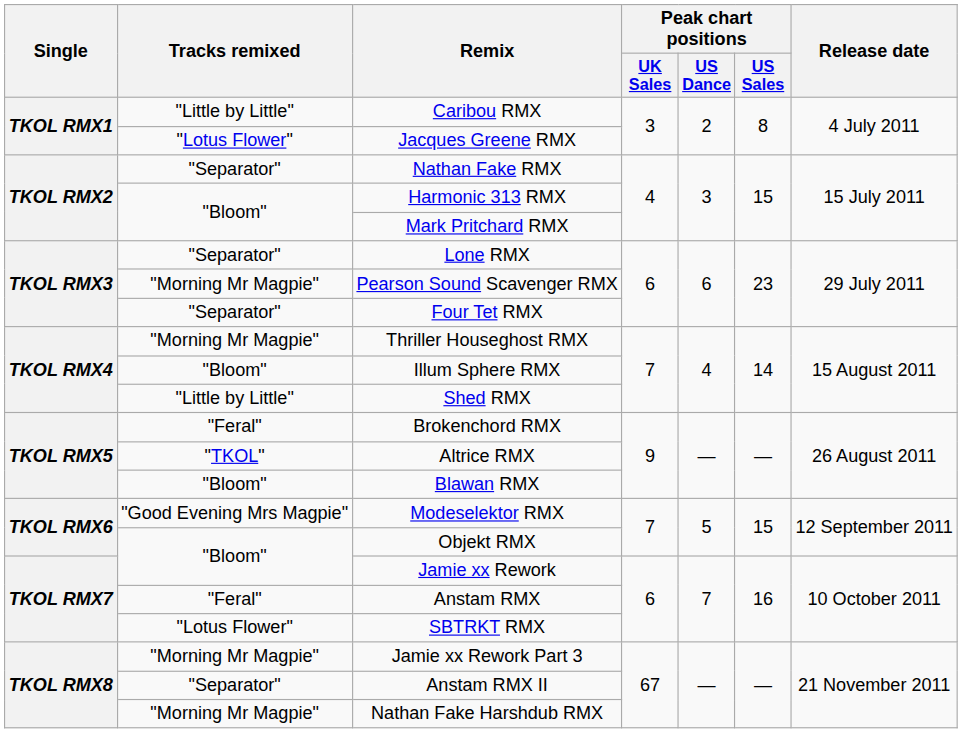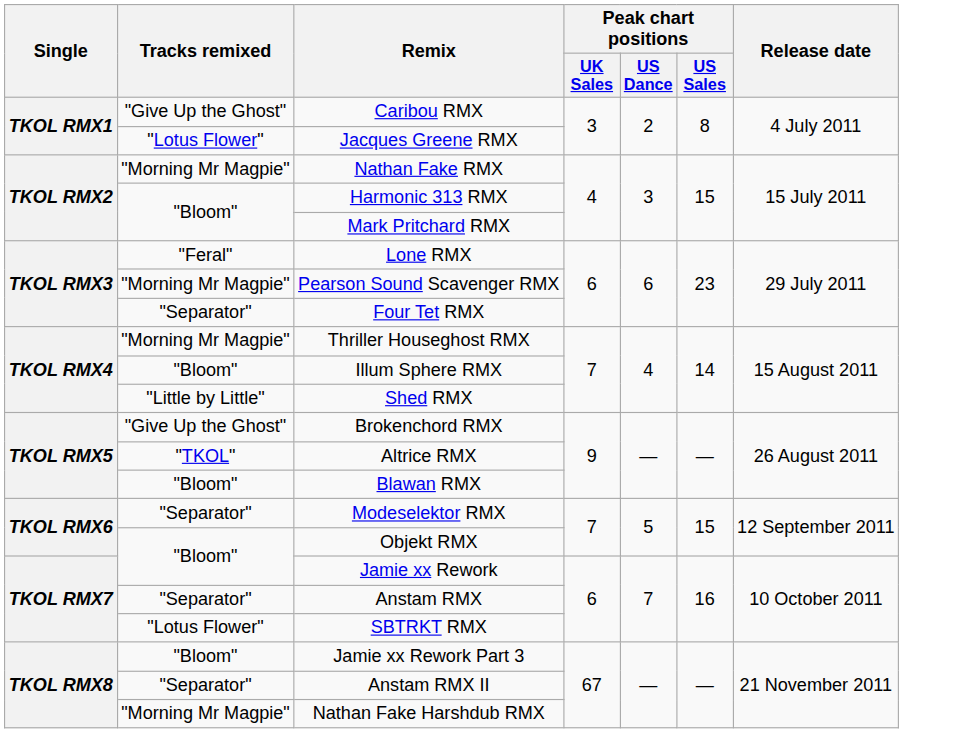(235, 111) "Little by Little" -> (205, 111) "Give Up the Ghost"
(235, 168) "Separator" -> (205, 168) "Morning Mr Magpie"
(235, 255) "Separator" -> (205, 255) "Feral"
(235, 427) "Feral" -> (205, 427) "Give Up the Ghost"
(235, 513) "Good Evening Mrs Magpie" -> (205, 513) "Separator"
(235, 599) "Feral" -> (205, 599) "Separator"
(235, 656) "Morning Mr Magpie" -> (205, 656) "Bloom"
